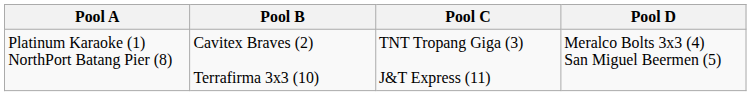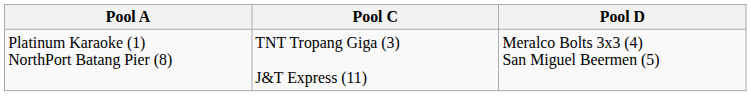- column: (283, 17)
